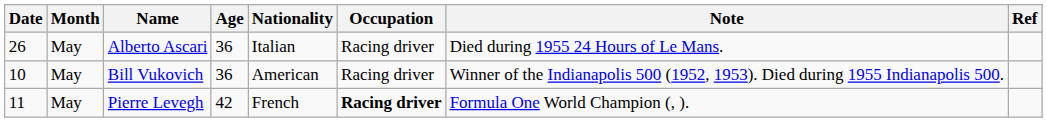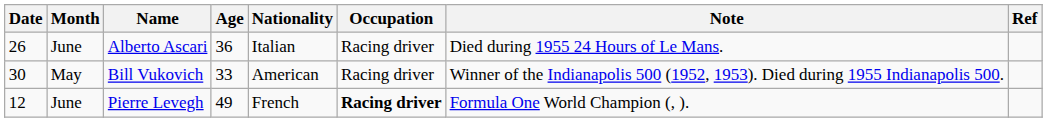(66, 46) May -> (66, 46) June
(17, 74) 10 -> (17, 74) 30
(224, 74) 36 -> (224, 74) 33
(17, 102) 11 -> (17, 102) 12
(66, 102) May -> (66, 102) June
(224, 102) 42 -> (224, 102) 49
